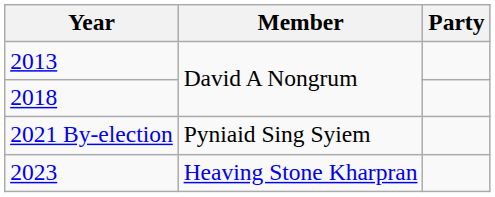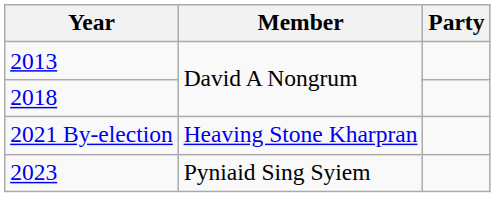(277, 135) Pyniaid Sing Syiem -> (301, 135) Heaving Stone Kharpran
(301, 172) Heaving Stone Kharpran -> (277, 172) Pyniaid Sing Syiem
